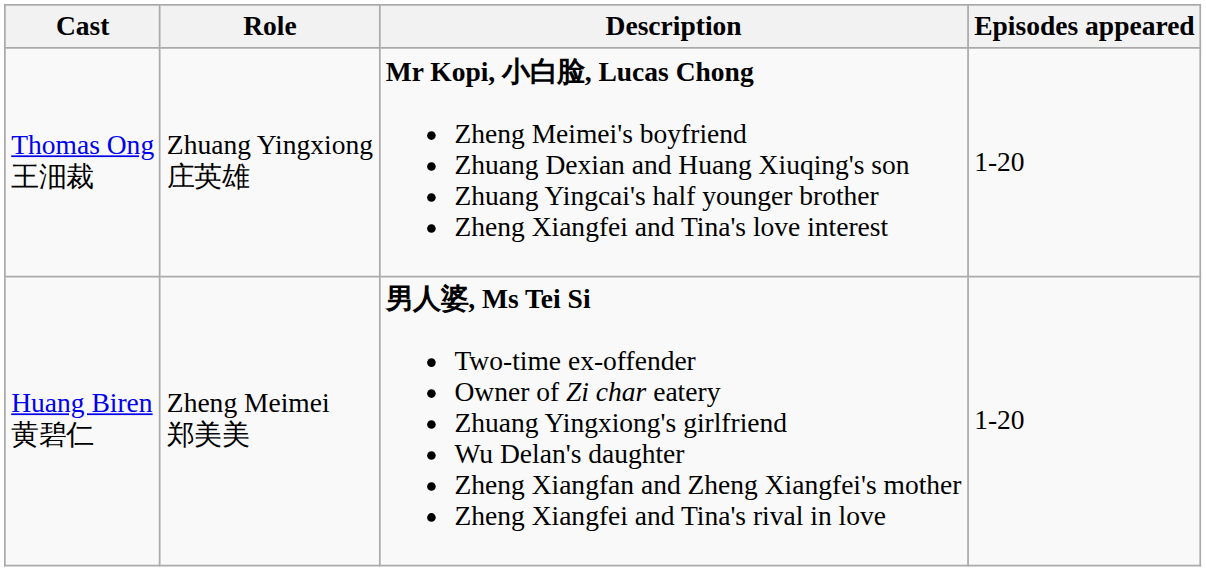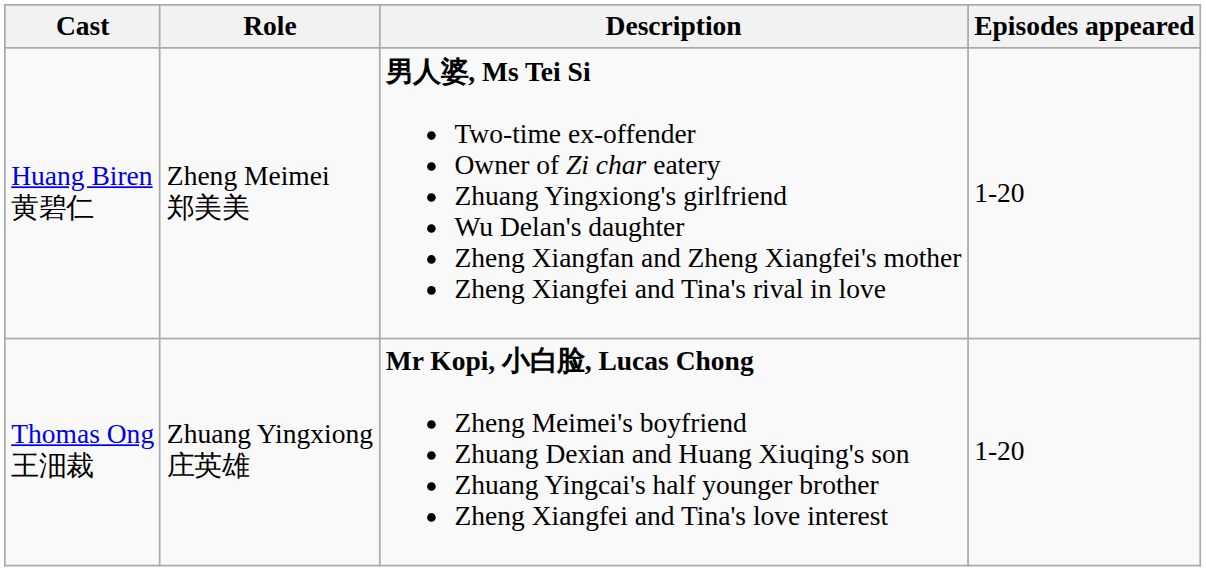rows swapped: (82, 418) <-> (83, 160)
